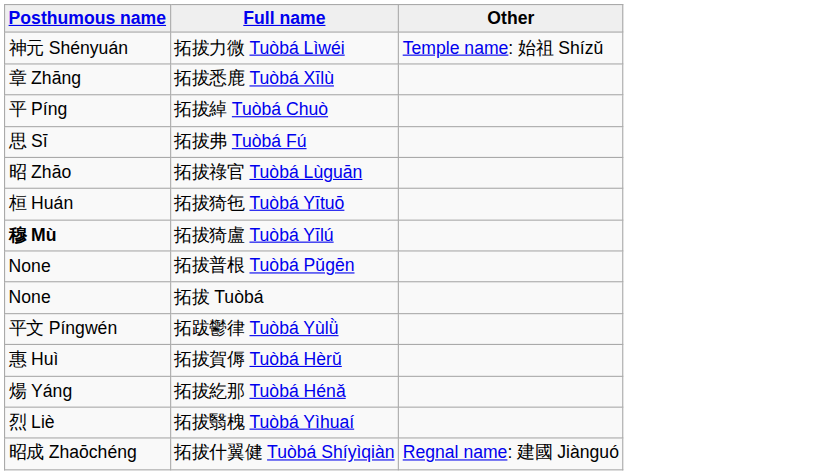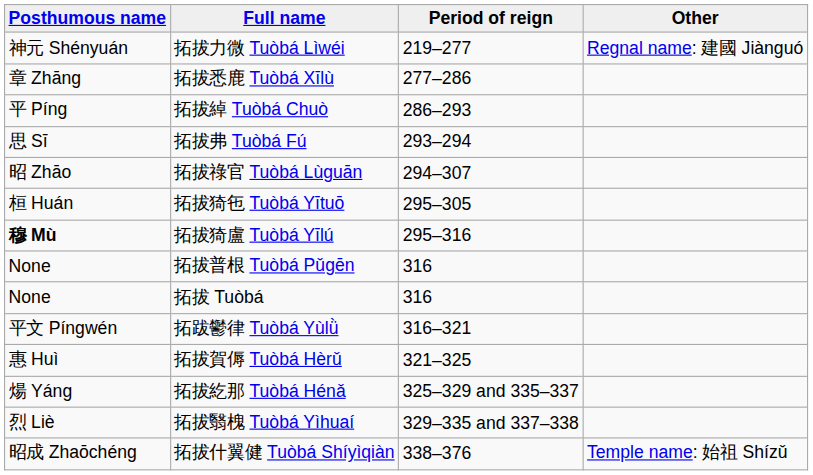+ column: (491, 18)
(503, 47) Temple name: 始祖 Shízǔ -> (695, 47) Regnal name: 建國 Jiànguó
(511, 453) Regnal name: 建國 Jiànguó -> (687, 453) Temple name: 始祖 Shízǔ
